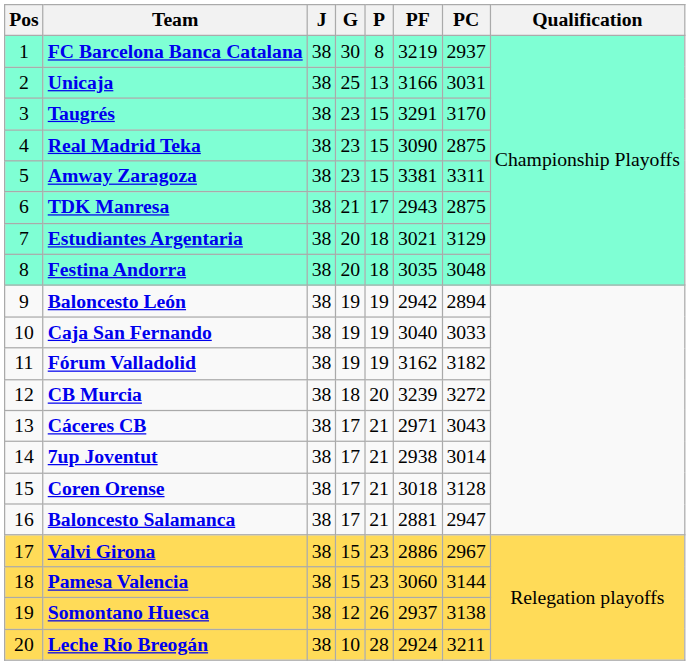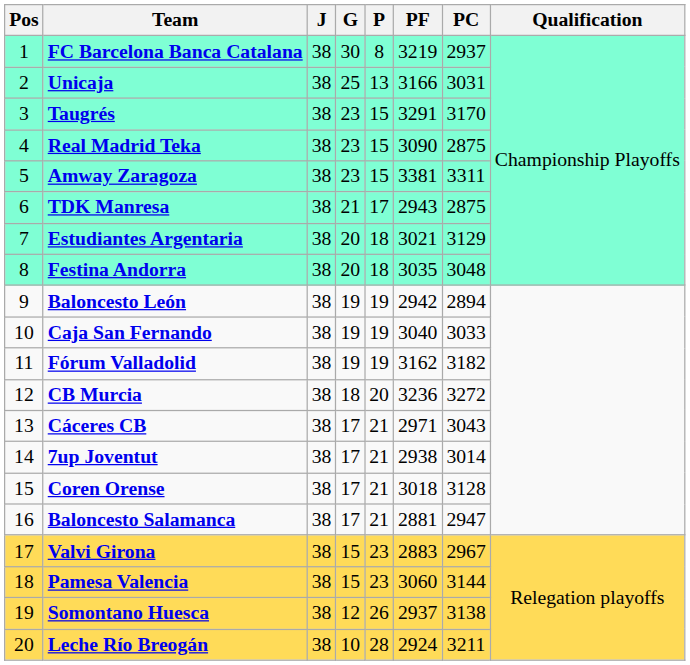(418, 394) 3239 -> (418, 394) 3236
(418, 550) 2886 -> (418, 550) 2883
